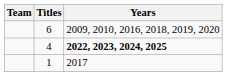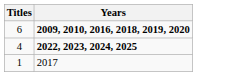- column: (19, 12)
(143, 29) normal -> (113, 29) bold
